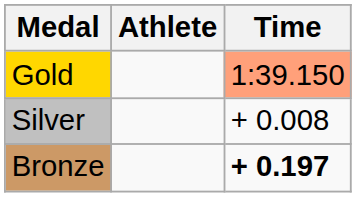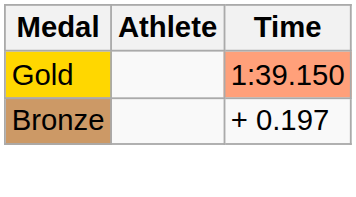- row: (48, 120)
(280, 167) bold -> (280, 120) normal
